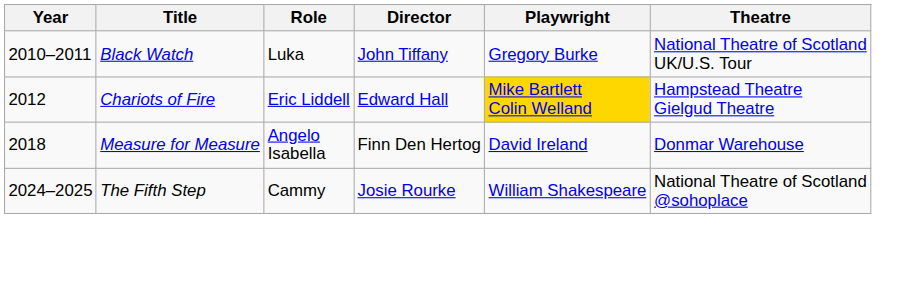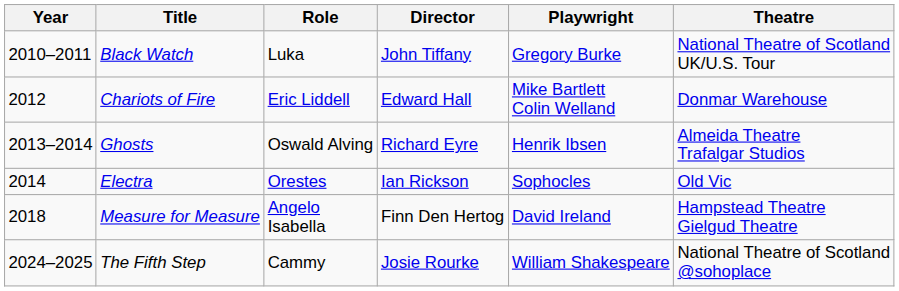(540, 99) gold background -> (564, 99) no background
(728, 99) Hampstead Theatre Gielgud Theatre -> (752, 99) Donmar Warehouse
+ row: (127, 145)
+ row: (126, 181)
(729, 145) Donmar Warehouse -> (752, 217) Hampstead Theatre Gielgud Theatre
